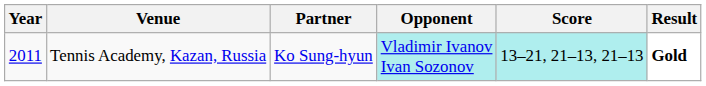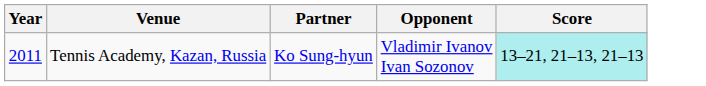- column: (674, 18)
(437, 56) paleturquoise background -> (437, 56) no background
